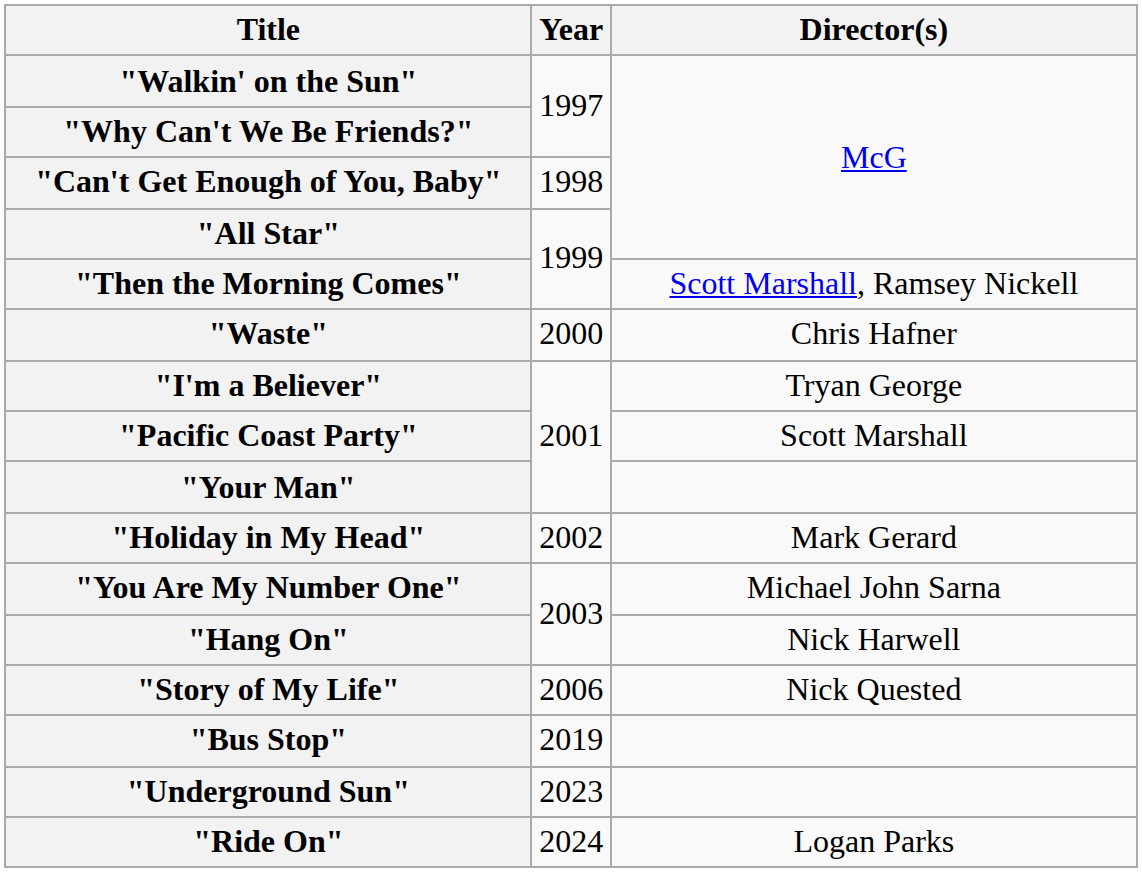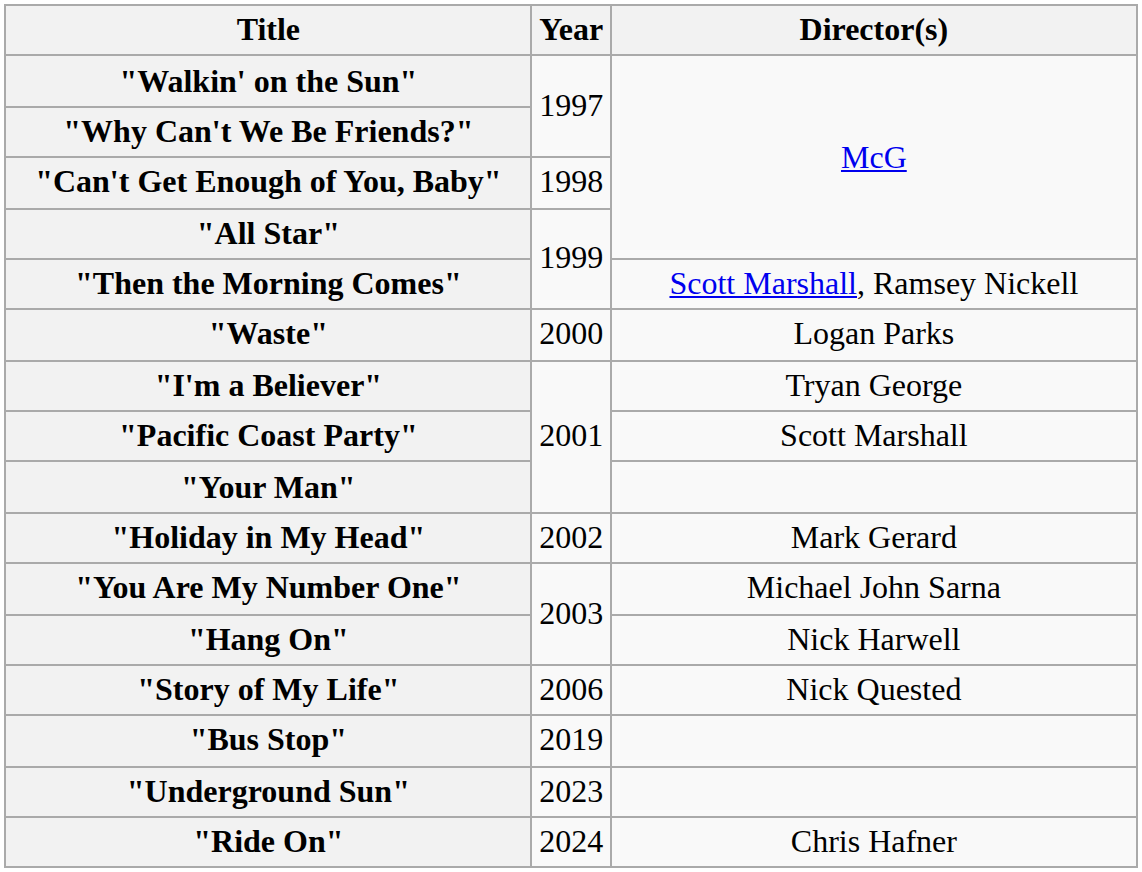(874, 334) Chris Hafner -> (874, 334) Logan Parks
(874, 841) Logan Parks -> (874, 841) Chris Hafner
